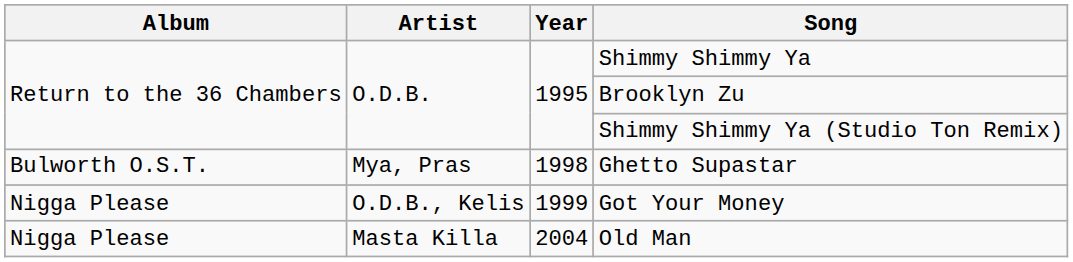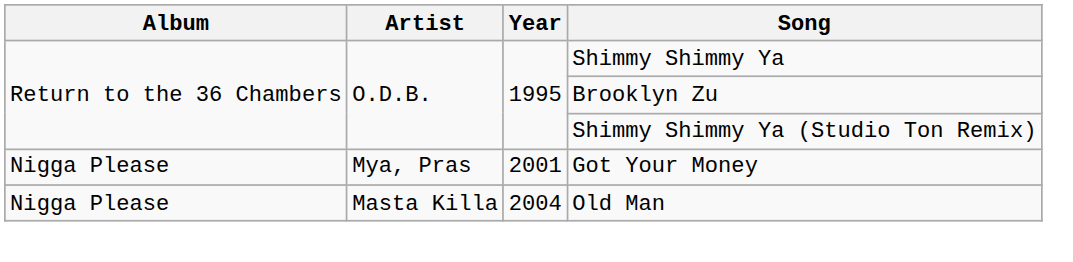- row: (698, 167)
(438, 203) O.D.B., Kelis -> (412, 167) Mya, Pras
(562, 203) 1999 -> (535, 167) 2001
